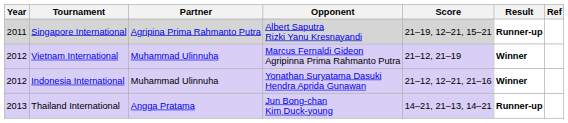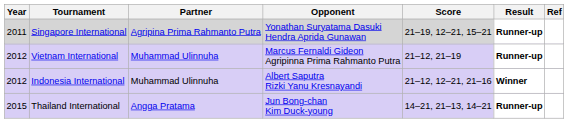(314, 32) Albert Saputra Rizki Yanu Kresnayandi -> (323, 32) Yonathan Suryatama Dasuki Hendra Aprida Gunawan
(512, 56) Winner -> (519, 56) Runner-up
(323, 81) Yonathan Suryatama Dasuki Hendra Aprida Gunawan -> (314, 81) Albert Saputra Rizki Yanu Kresnayandi
(17, 106) 2013 -> (17, 106) 2015
